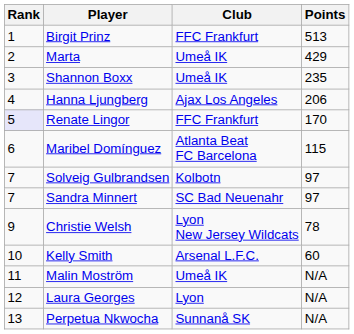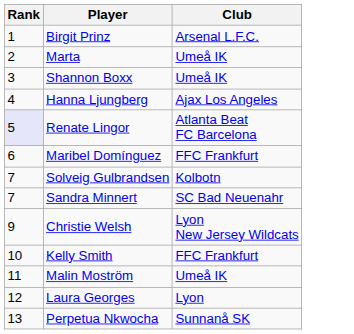- column: (325, 15)
(217, 36) FFC Frankfurt -> (217, 36) Arsenal L.F.C.
(217, 120) FFC Frankfurt -> (216, 127) Atlanta Beat FC Barcelona
(216, 148) Atlanta Beat FC Barcelona -> (217, 156) FFC Frankfurt
(217, 255) Arsenal L.F.C. -> (217, 255) FFC Frankfurt
